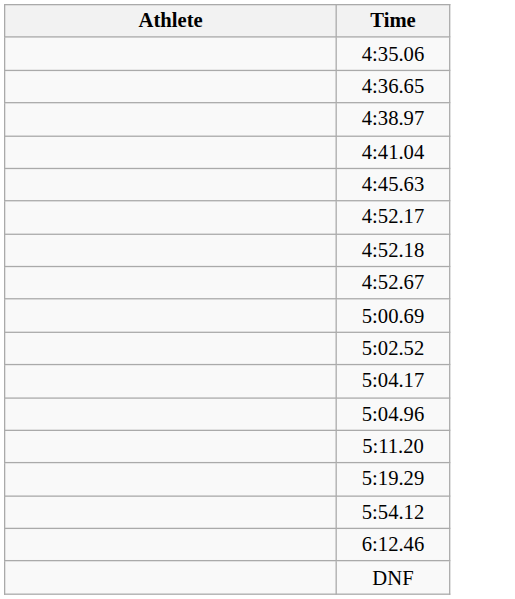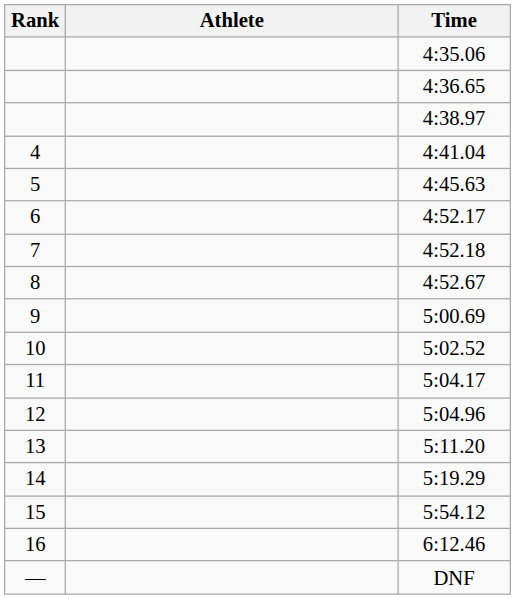+ column: (35, 20)
